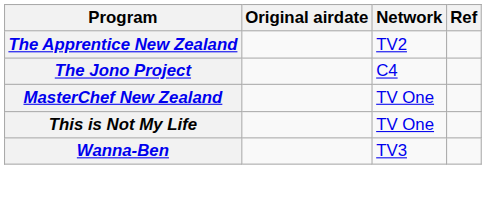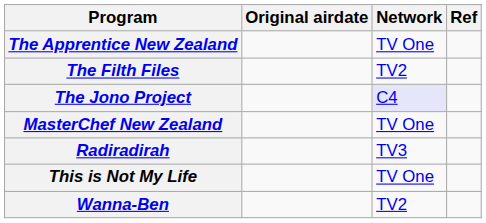(392, 44) TV2 -> (405, 44) TV One
+ row: (123, 71)
(387, 71) no background -> (387, 97) lavender background
+ row: (123, 151)
(392, 151) TV3 -> (392, 204) TV2
